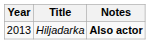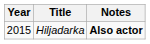(19, 30) 2013 -> (19, 30) 2015
